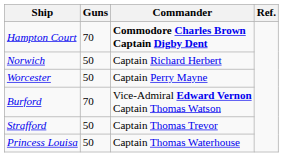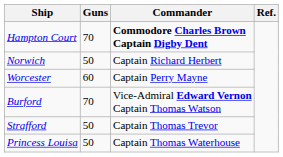(88, 78) 50 -> (88, 78) 60
